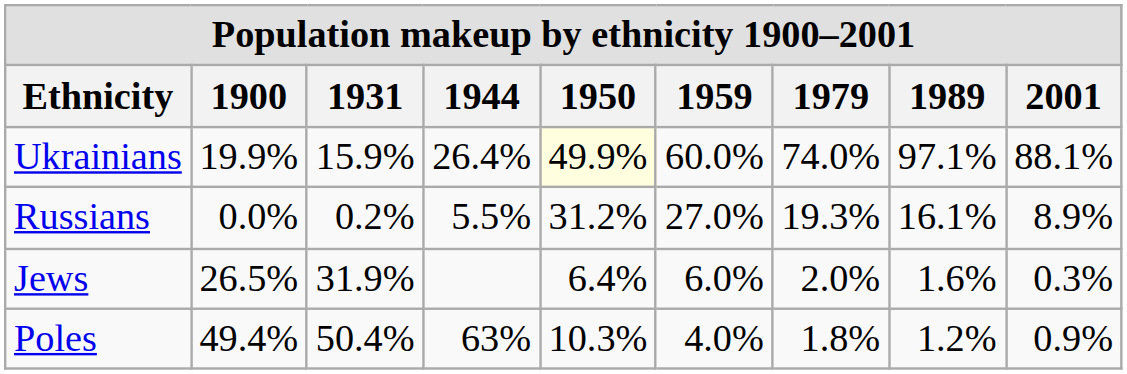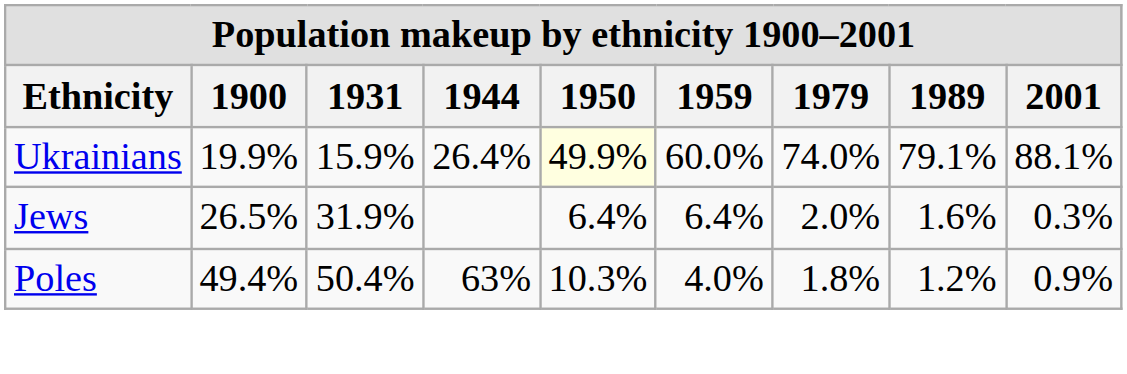(947, 156) 97.1% -> (947, 156) 79.1%
- row: (82, 216)
(724, 277) 6.0% -> (724, 216) 6.4%
